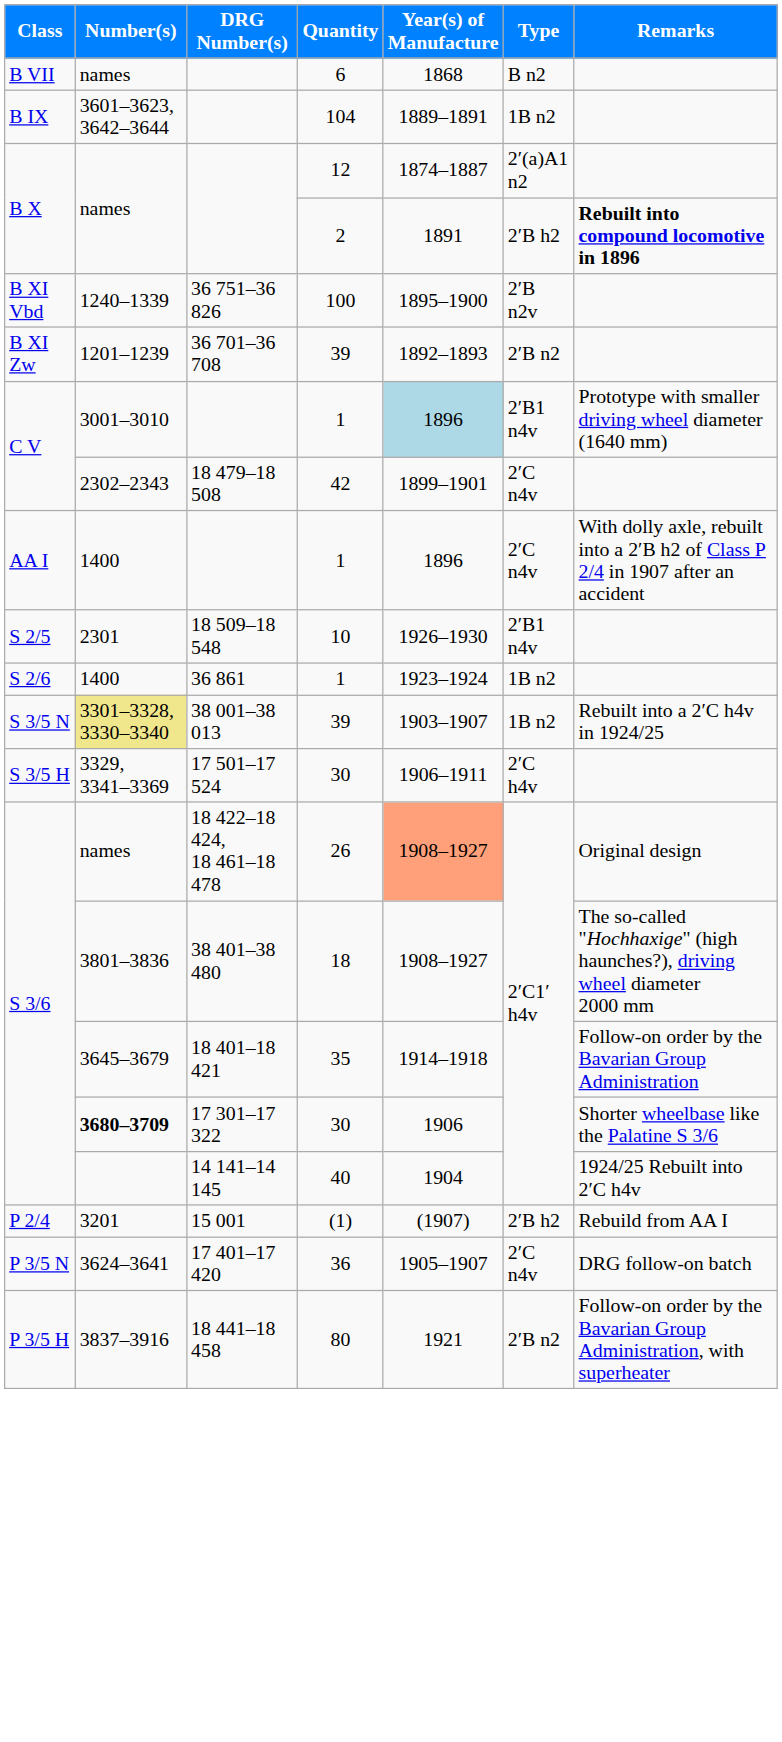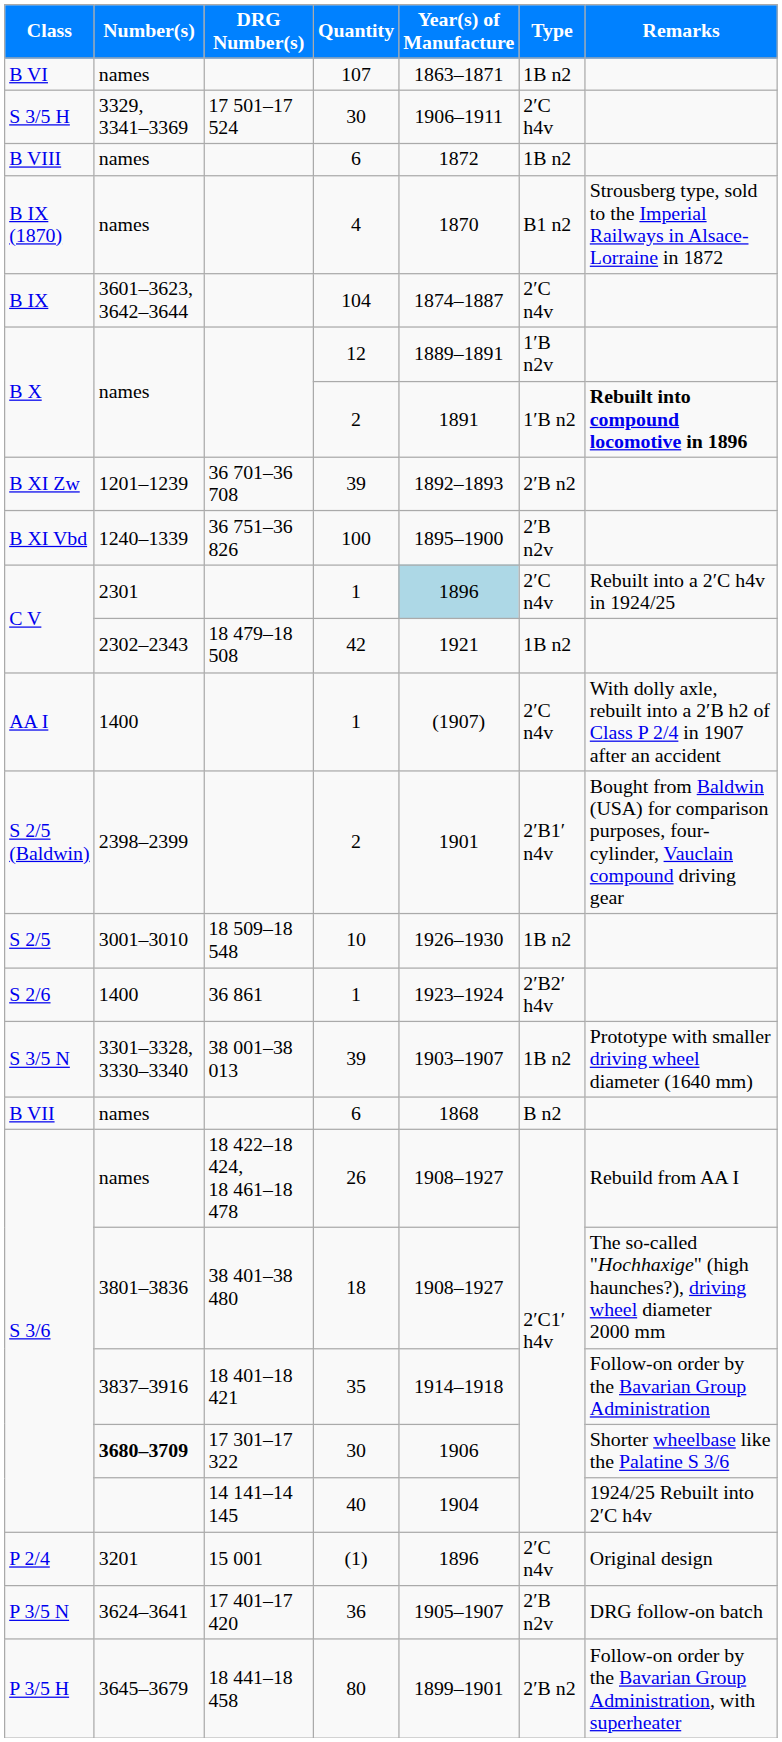+ row: (29, 74)
rows swapped: (32, 74) <-> (40, 775)
+ row: (35, 159)
+ row: (36, 224)
(443, 116) 1889–1891 -> (459, 300) 1874–1887
(532, 116) 1B n2 -> (538, 300) 2′C n4v
(443, 170) 1874–1887 -> (459, 354) 1889–1891
(538, 170) 2′(a)A1 n2 -> (538, 354) 1′B n2v
(534, 235) 2′B h2 -> (549, 419) 1′B n2
rows swapped: (29, 354) <-> (29, 300)
(124, 419) 3001–3010 -> (119, 591) 2301
(526, 419) 2′B1 n4v -> (538, 591) 2′C n4v
(671, 419) Prototype with smaller driving wheel diameter (1640 mm) -> (677, 591) Rebuilt into a 2′C h4v in 1924/25
(443, 483) 1899–1901 -> (459, 645) 1921
(523, 483) 2′C n4v -> (547, 645) 1B n2
(443, 560) 1896 -> (459, 721) (1907)
+ row: (49, 842)
(100, 636) 2301 -> (143, 940) 3001–3010
(526, 636) 2′B1 n4v -> (547, 940) 1B n2
(532, 678) 1B n2 -> (544, 994) 2′B2′ h4v
(127, 721) khaki background -> (146, 1059) no background
(666, 721) Rebuilt into a 2′C h4v in 1924/25 -> (680, 1059) Prototype with smaller driving wheel diameter (1640 mm)
(443, 851) lightsalmon background -> (459, 1178) no background
(640, 851) Original design -> (664, 1178) Rebuild from AA I
(124, 1059) 3645–3679 -> (143, 1386) 3837–3916
(443, 1220) (1907) -> (459, 1558) 1896
(534, 1220) 2′B h2 -> (538, 1558) 2′C n4v
(653, 1220) Rebuild from AA I -> (651, 1558) Original design
(523, 1263) 2′C n4v -> (538, 1612) 2′B n2v
(124, 1339) 3837–3916 -> (143, 1688) 3645–3679
(443, 1339) 1921 -> (459, 1688) 1899–1901
